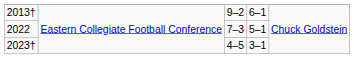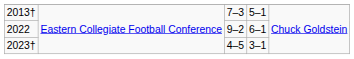(235, 12) 9–2 -> (235, 12) 7–3
(258, 12) 6–1 -> (258, 12) 5–1
(235, 29) 7–3 -> (235, 29) 9–2
(258, 29) 5–1 -> (258, 29) 6–1
